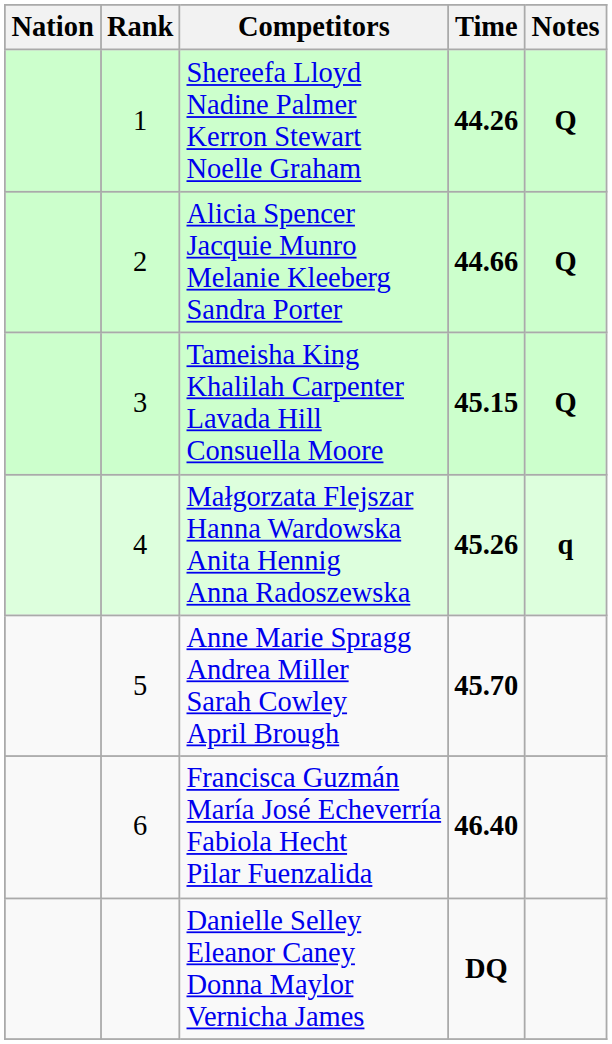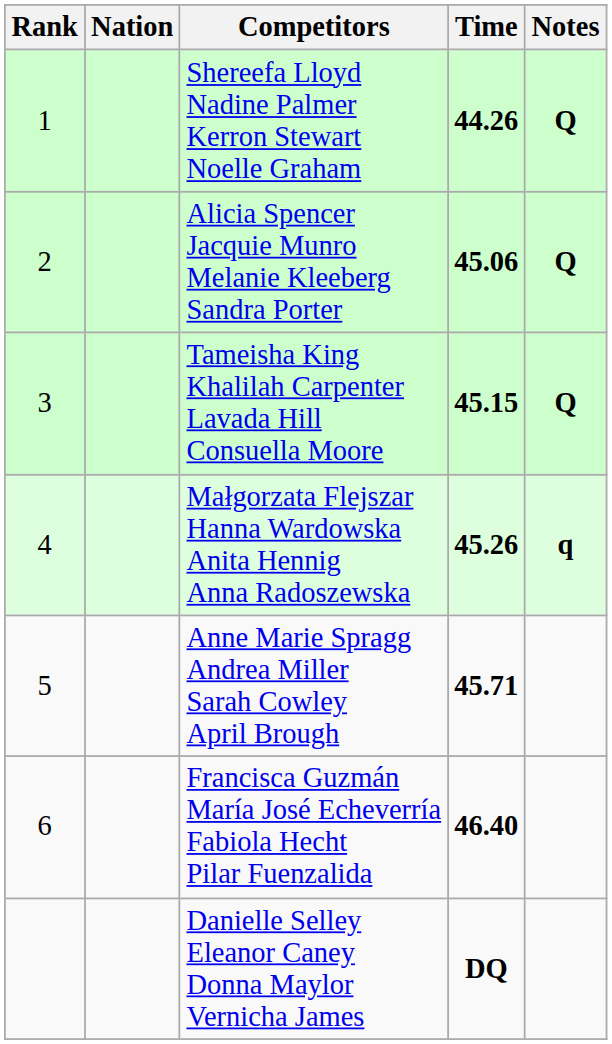columns swapped: (140, 27) <-> (53, 27)
(486, 261) 44.66 -> (486, 261) 45.06
(486, 685) 45.70 -> (486, 685) 45.71
